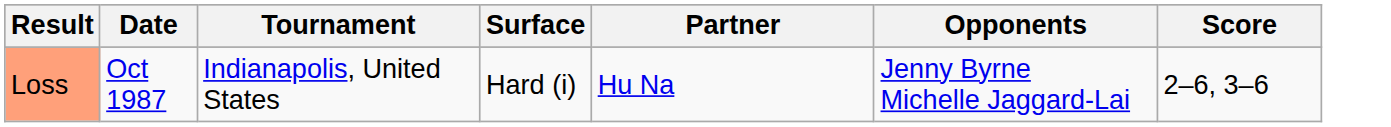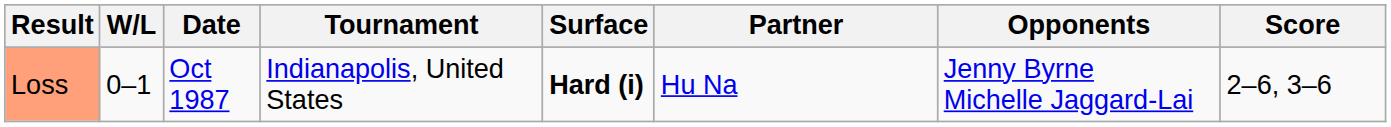+ column: (132, 25)
(531, 84) normal -> (597, 84) bold
